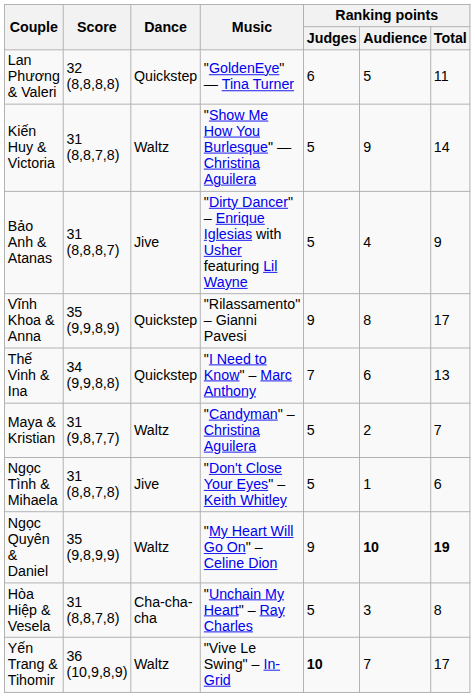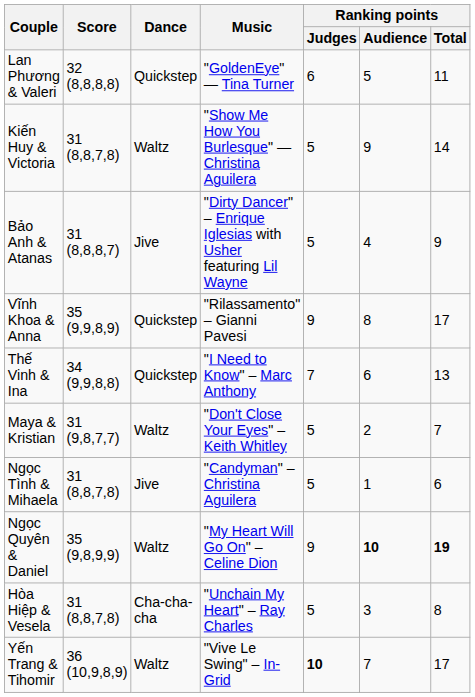(249, 430) "Candyman" – Christina Aguilera -> (245, 430) "Don't Close Your Eyes" – Keith Whitley
(245, 484) "Don't Close Your Eyes" – Keith Whitley -> (249, 484) "Candyman" – Christina Aguilera
